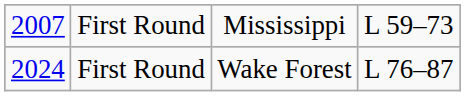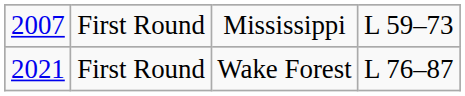(38, 68) 2024 -> (38, 68) 2021
